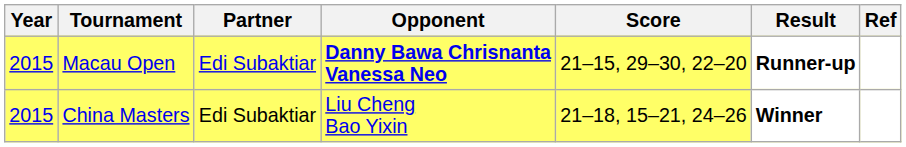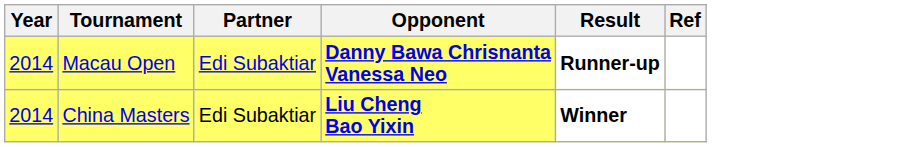- column: (653, 21)
(31, 63) 2015 -> (31, 63) 2014
(31, 116) 2015 -> (31, 116) 2014
(370, 116) normal -> (373, 116) bold
